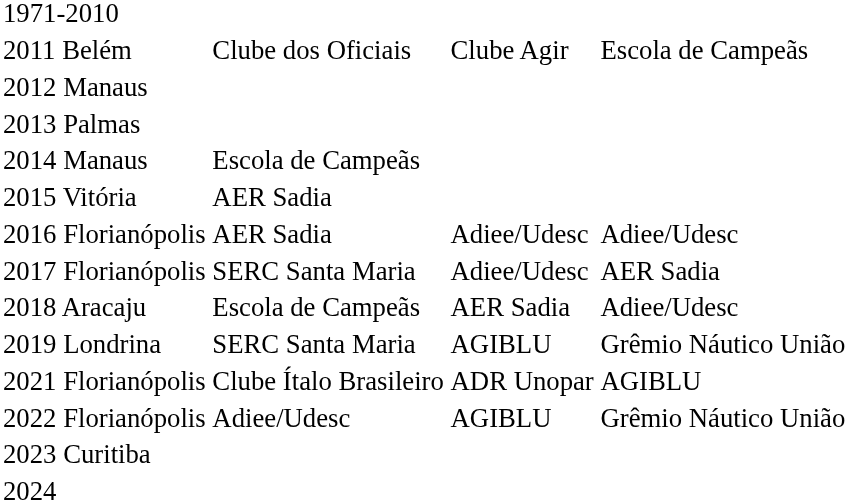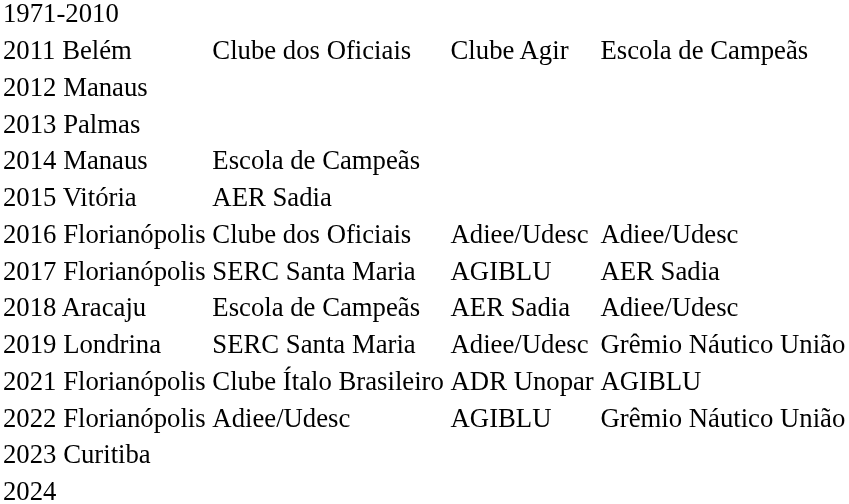(272, 234) AER Sadia -> (312, 234) Clube dos Oficiais
(520, 270) Adiee/Udesc -> (501, 270) AGIBLU
(501, 344) AGIBLU -> (520, 344) Adiee/Udesc
